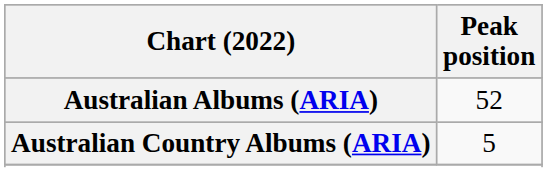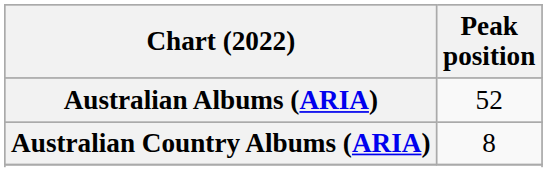(489, 142) 5 -> (489, 142) 8
